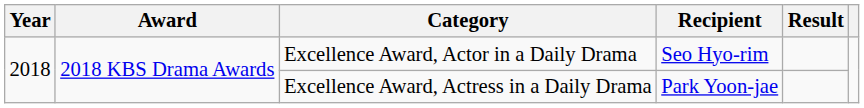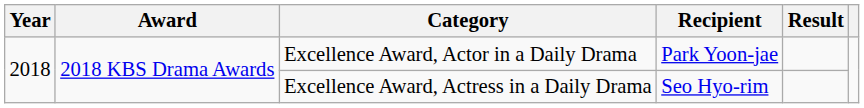(715, 53) Seo Hyo-rim -> (720, 53) Park Yoon-jae
(720, 86) Park Yoon-jae -> (715, 86) Seo Hyo-rim
